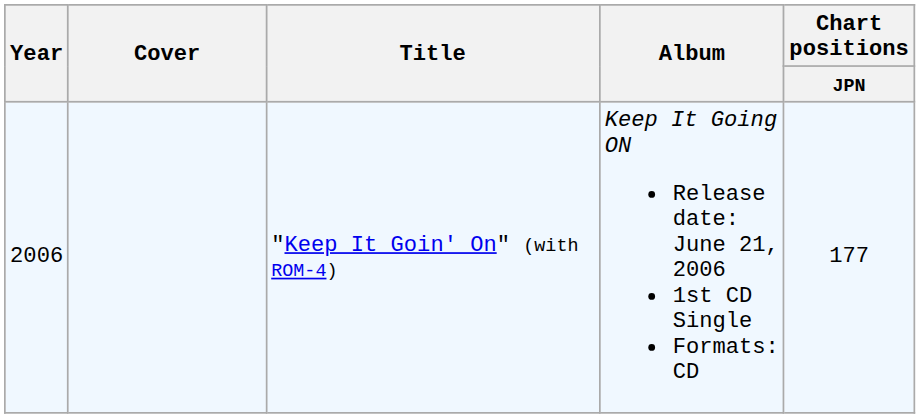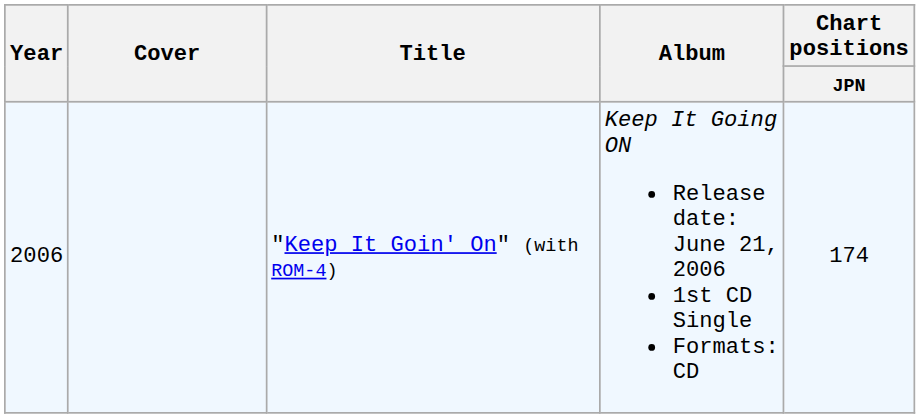(849, 257) 177 -> (849, 257) 174
